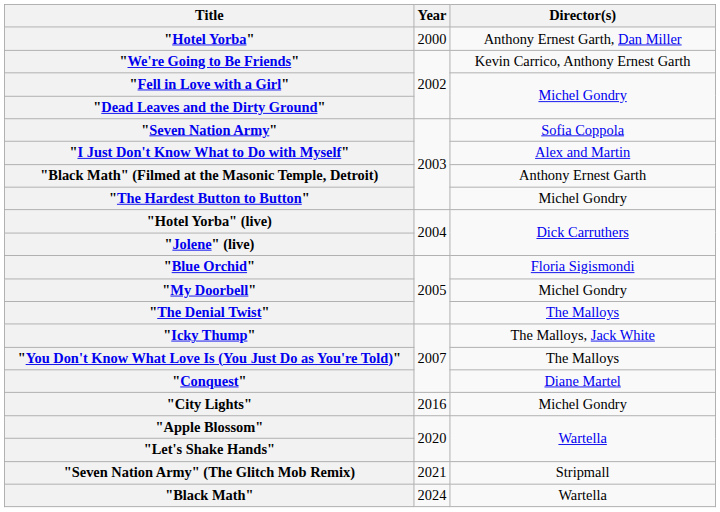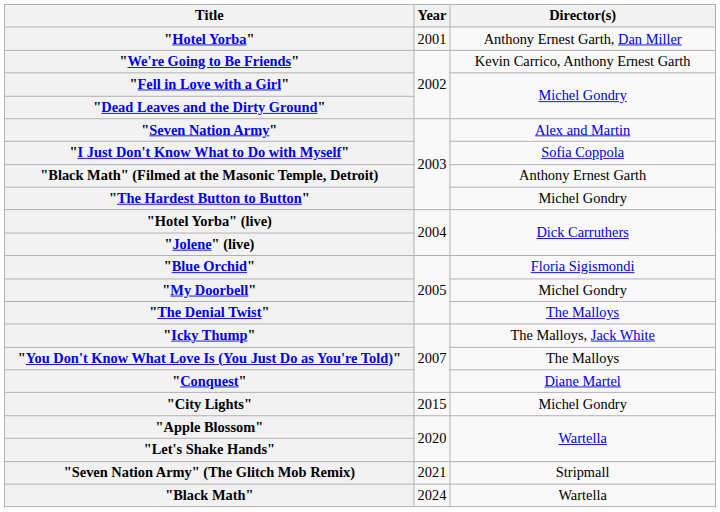(432, 38) 2000 -> (432, 38) 2001
(583, 130) Sofia Coppola -> (583, 130) Alex and Martin
(583, 152) Alex and Martin -> (583, 152) Sofia Coppola
(432, 404) 2016 -> (432, 404) 2015
